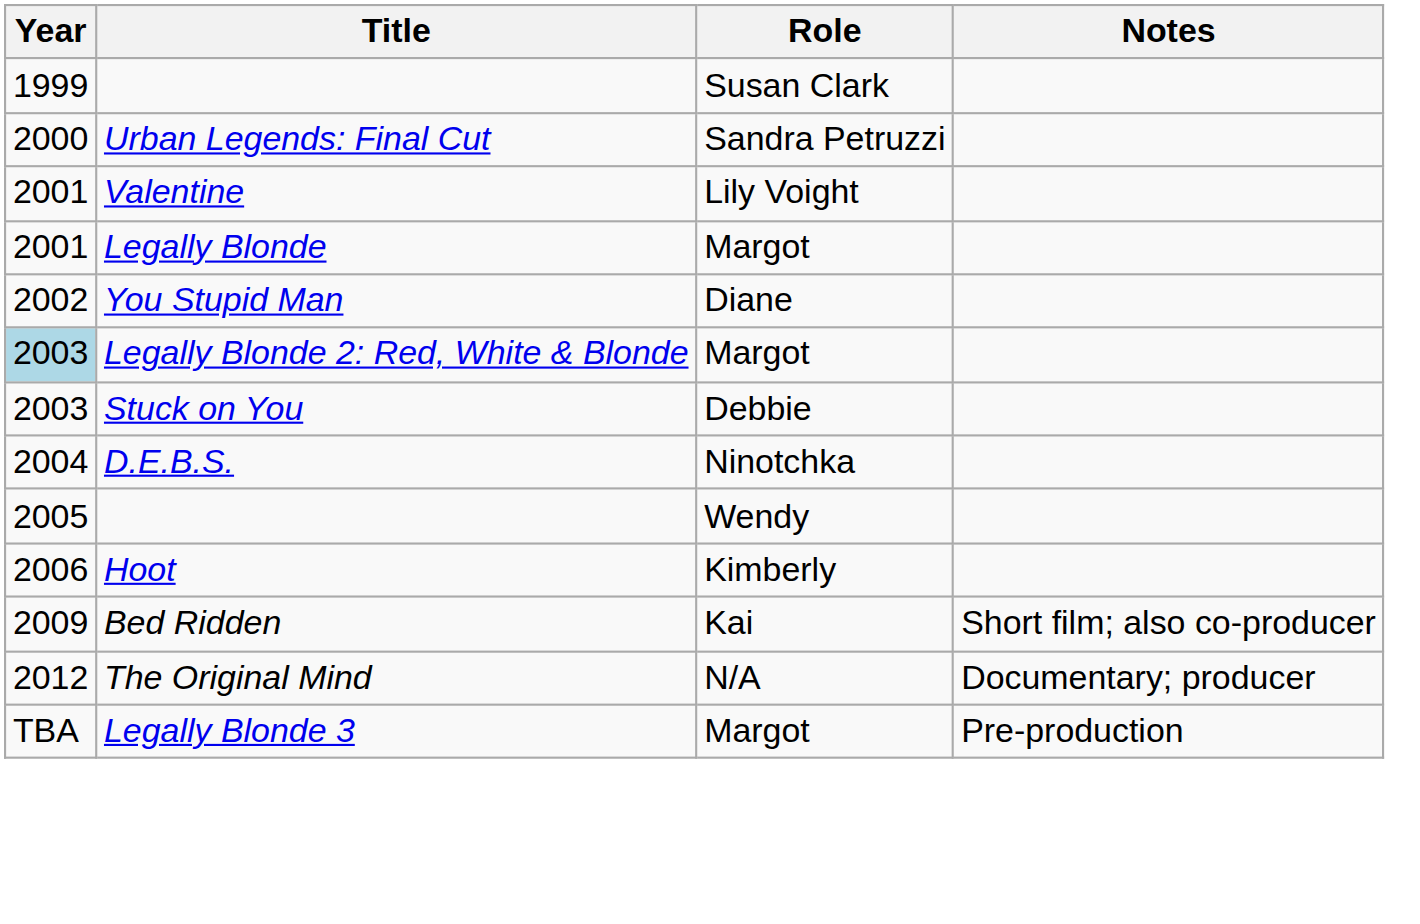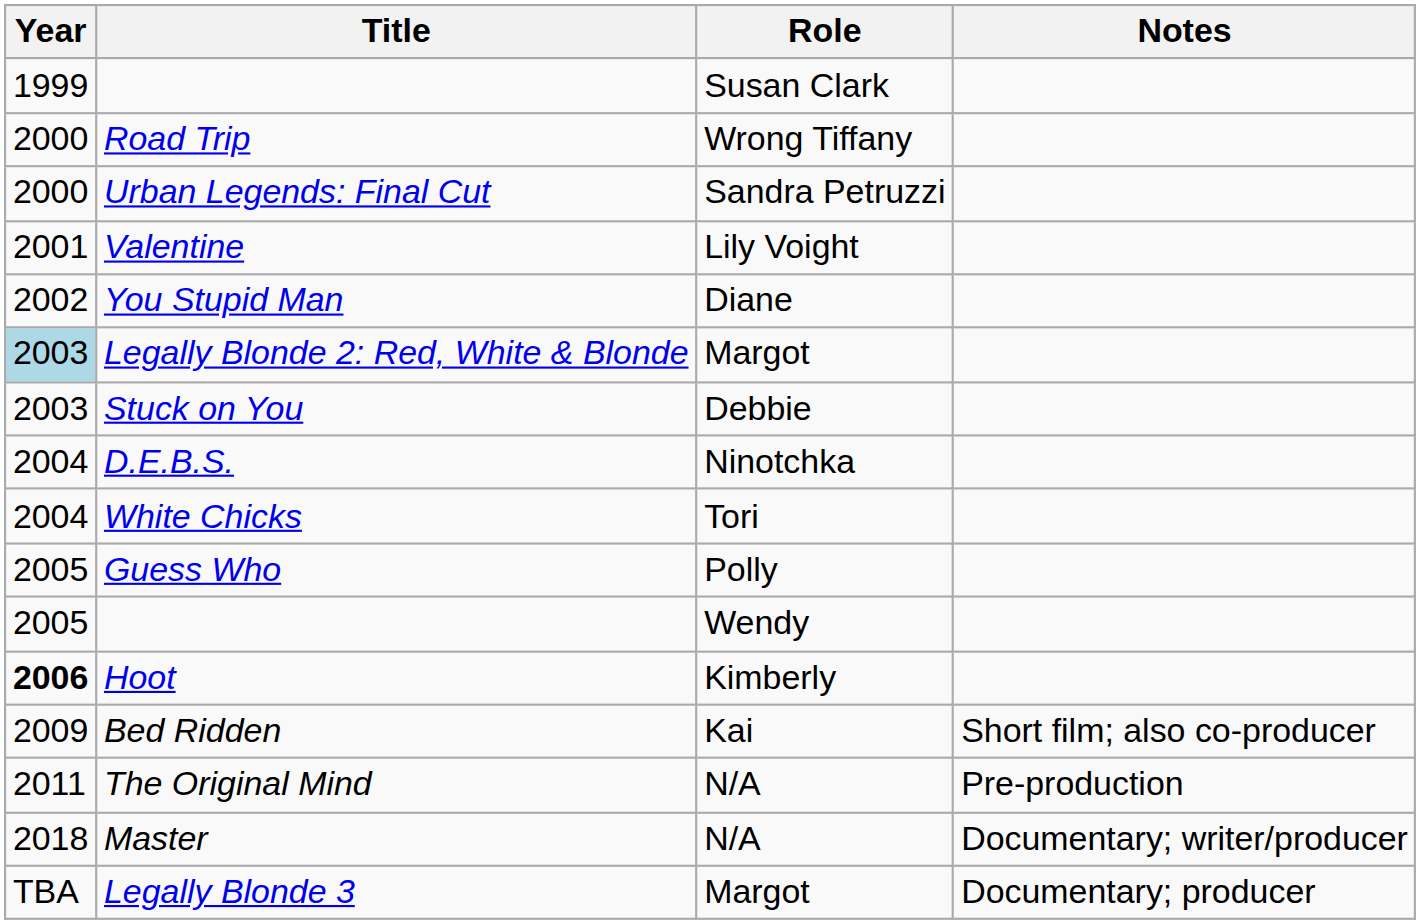+ row: (177, 138)
- row: (215, 246)
+ row: (203, 515)
+ row: (193, 569)
(51, 569) normal -> (51, 676) bold
(51, 676) 2012 -> (49, 784) 2011
(1138, 676) Documentary; producer -> (1072, 784) Pre-production
+ row: (156, 838)
(1072, 730) Pre-production -> (1138, 892) Documentary; producer
